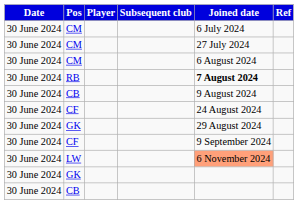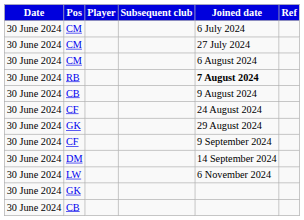+ row: (34, 158)
(234, 158) lightsalmon background -> (234, 175) no background
